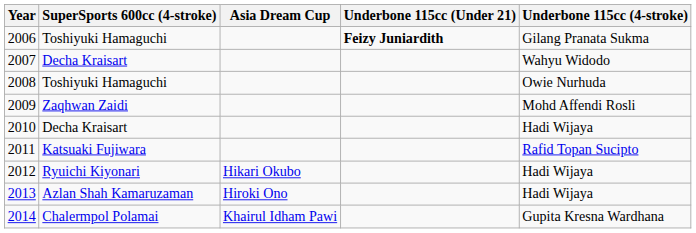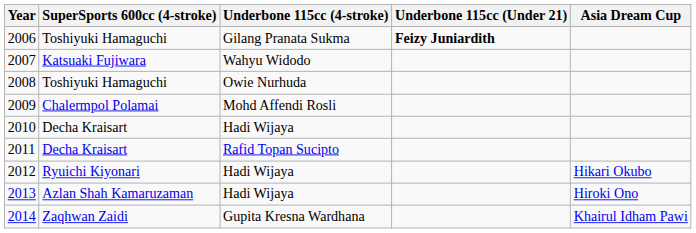columns swapped: (605, 15) <-> (280, 15)
(85, 60) Decha Kraisart -> (94, 60) Katsuaki Fujiwara
(85, 104) Zaqhwan Zaidi -> (100, 104) Chalermpol Polamai
(94, 149) Katsuaki Fujiwara -> (85, 149) Decha Kraisart
(100, 216) Chalermpol Polamai -> (85, 216) Zaqhwan Zaidi
